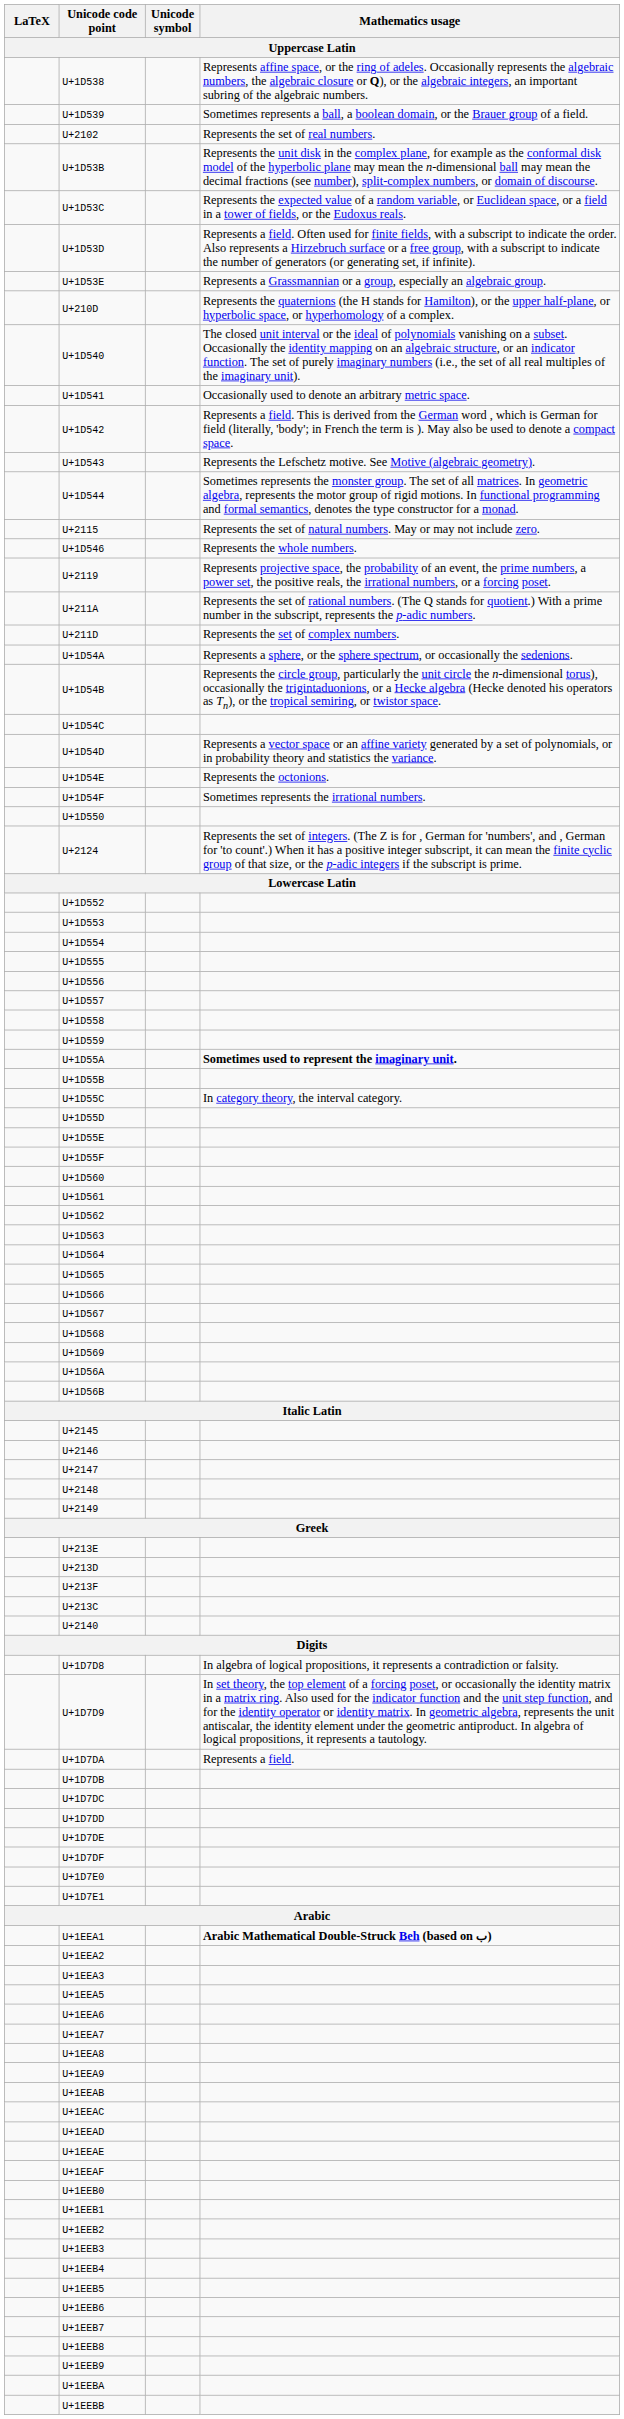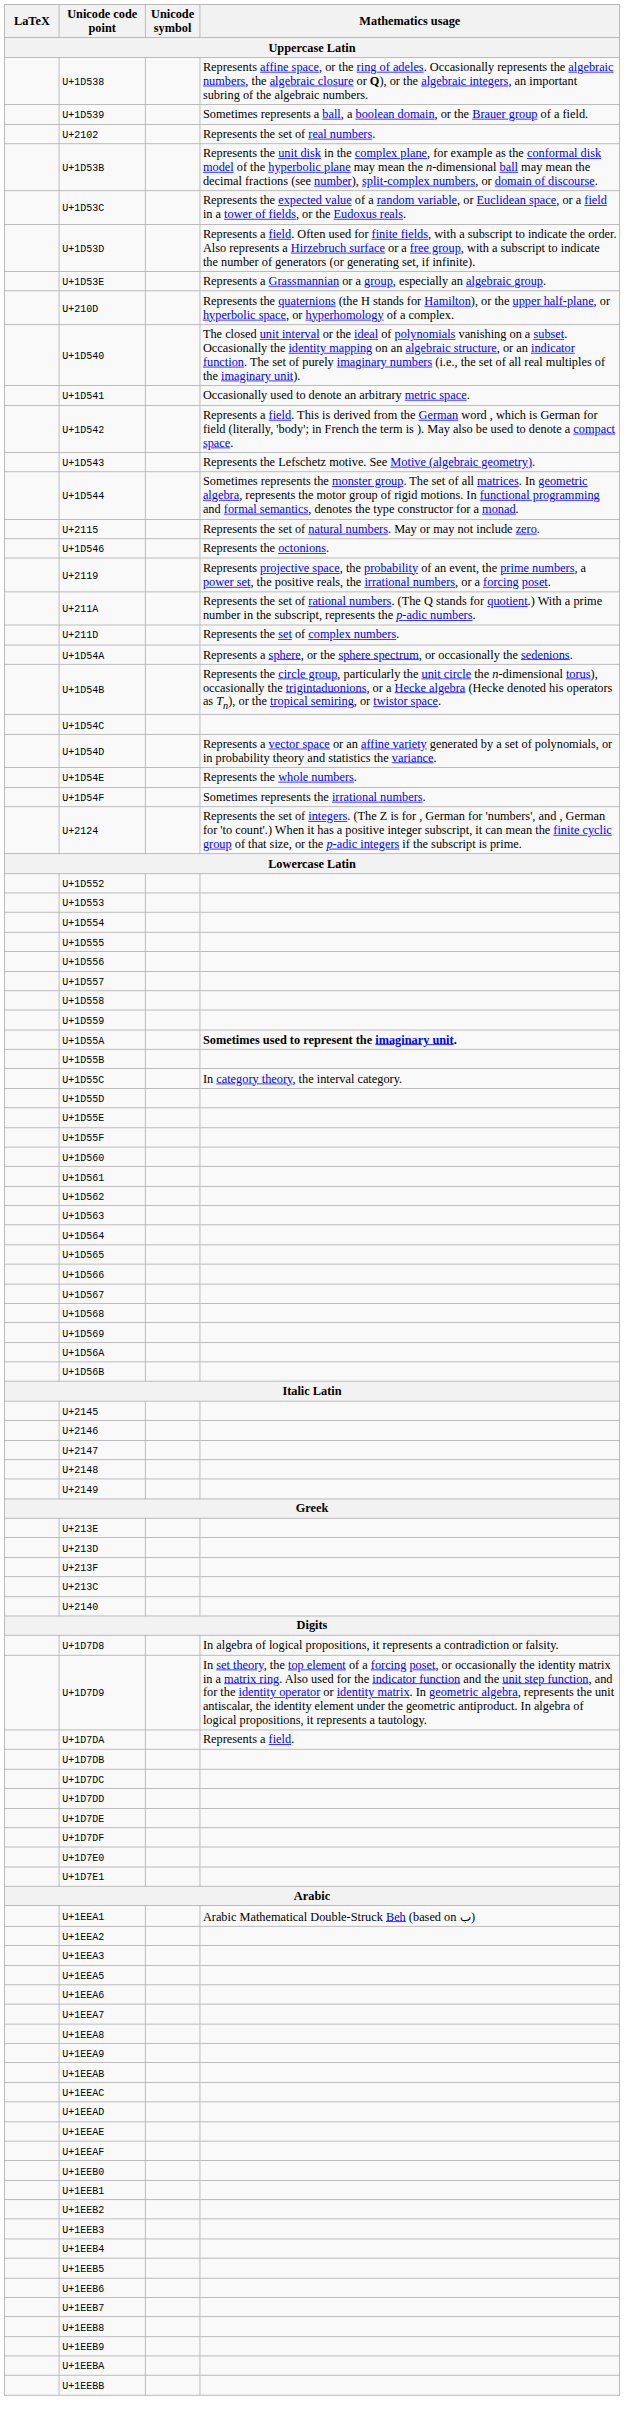(280, 548) Represents the whole numbers. -> (266, 548) Represents the octonions.
(266, 777) Represents the octonions. -> (280, 777) Represents the whole numbers.
- row: (83, 818)
(347, 1936) bold -> (339, 1916) normal
